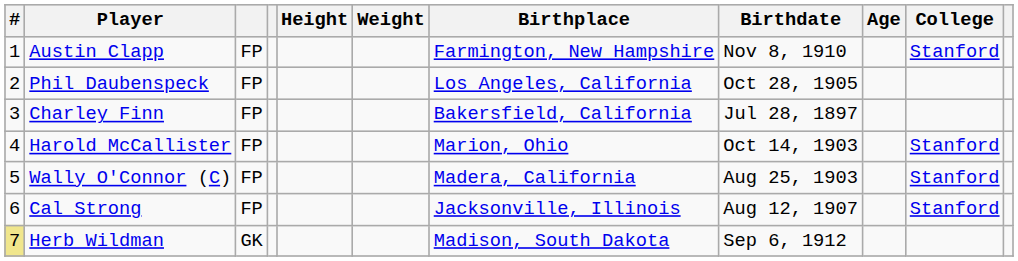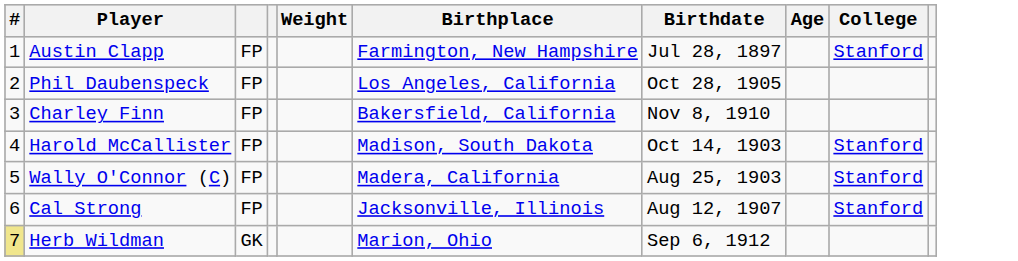- column: (315, 20)
(785, 52) Nov 8, 1910 -> (714, 52) Jul 28, 1897
(791, 115) Jul 28, 1897 -> (709, 115) Nov 8, 1910
(501, 146) Marion, Ohio -> (475, 146) Madison, South Dakota
(552, 240) Madison, South Dakota -> (425, 240) Marion, Ohio
